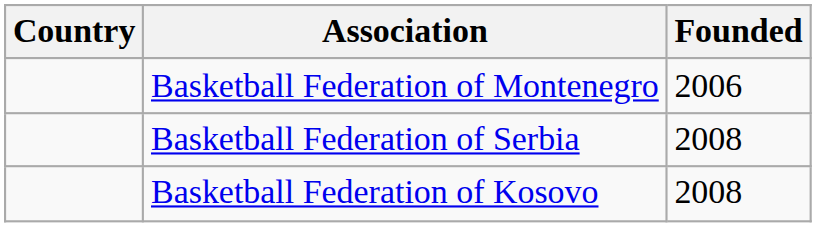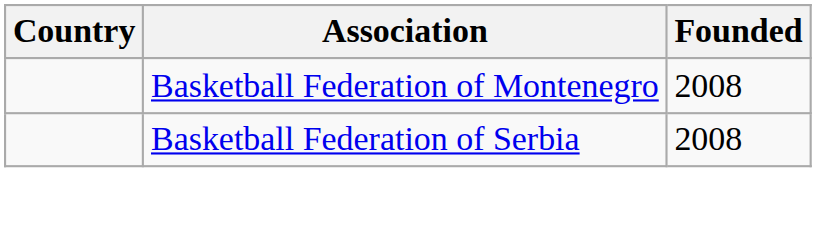(708, 85) 2006 -> (708, 85) 2008
- row: (375, 192)
